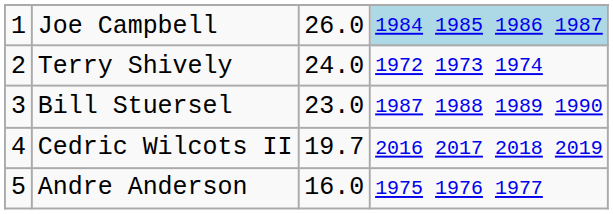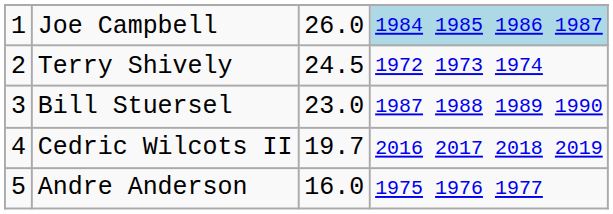(334, 66) 24.0 -> (334, 66) 24.5
